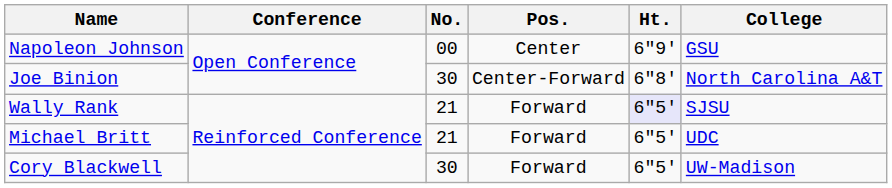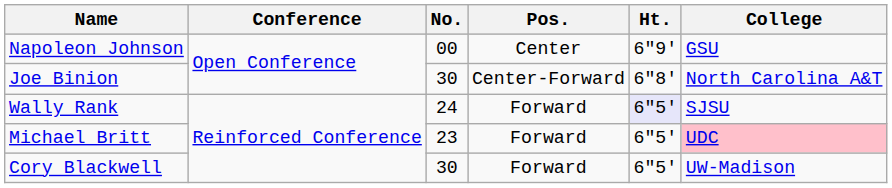(447, 109) 21 -> (447, 109) 24
(447, 138) 21 -> (447, 138) 23
(702, 138) no background -> (702, 138) pink background
